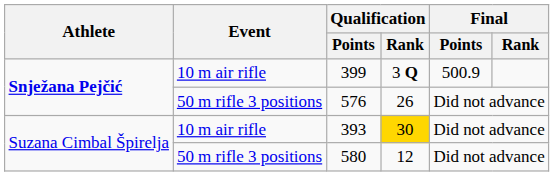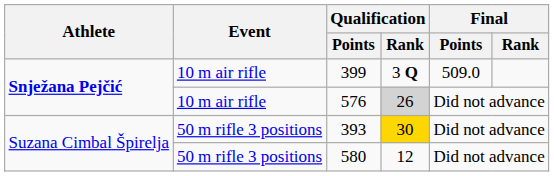(461, 73) 500.9 -> (461, 73) 509.0
(250, 101) 50 m rifle 3 positions -> (221, 101) 10 m air rifle
(405, 101) no background -> (405, 101) lightgrey background
(221, 129) 10 m air rifle -> (250, 129) 50 m rifle 3 positions
